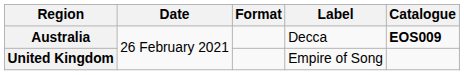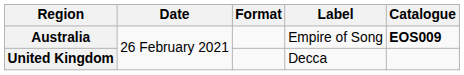(308, 37) Decca -> (336, 37) Empire of Song
(336, 59) Empire of Song -> (308, 59) Decca
